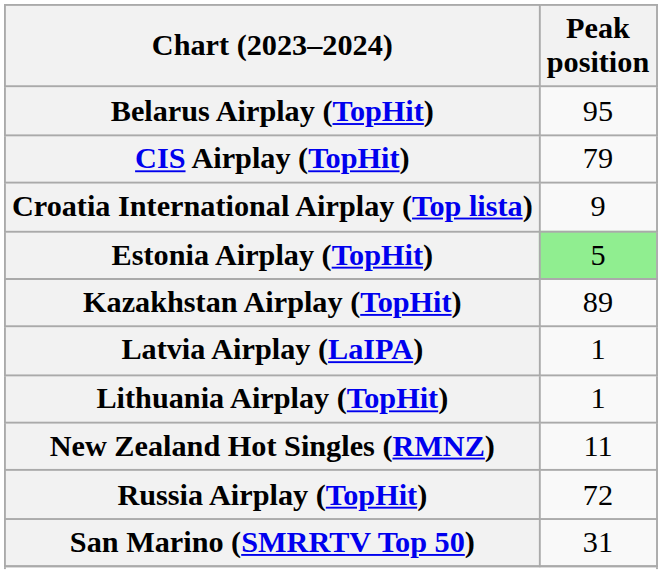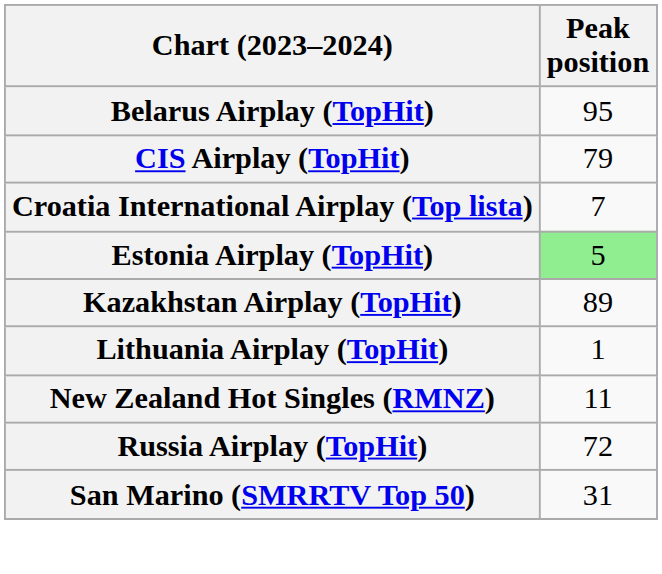(598, 206) 9 -> (598, 206) 7
- row: (272, 350)
